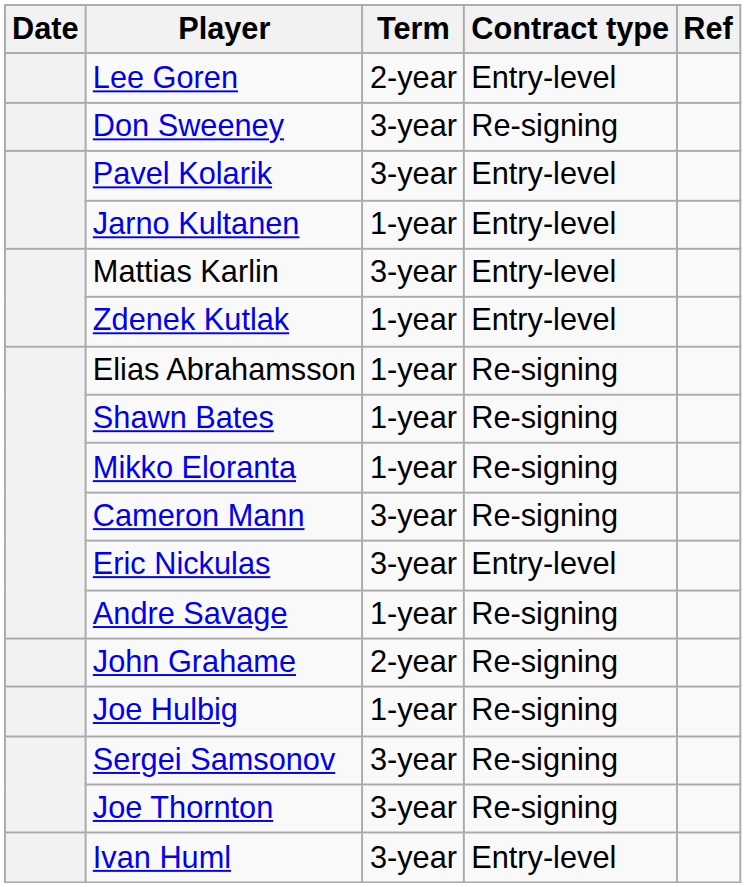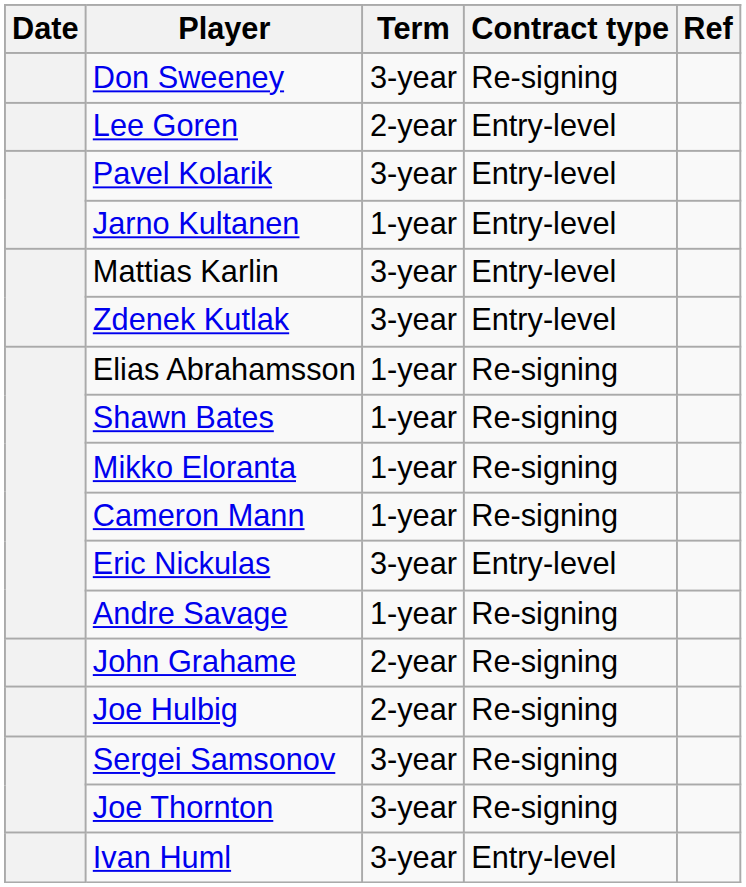rows swapped: (165, 77) <-> (188, 126)
(413, 321) 1-year -> (413, 321) 3-year
(413, 516) 3-year -> (413, 516) 1-year
(413, 710) 1-year -> (413, 710) 2-year
